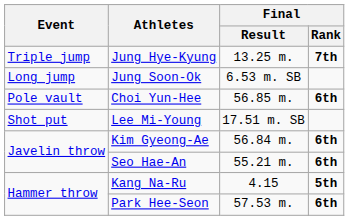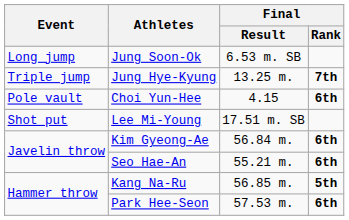rows swapped: (156, 78) <-> (164, 57)
(264, 99) 56.85 m. -> (264, 99) 4.15
(264, 183) 4.15 -> (264, 183) 56.85 m.
